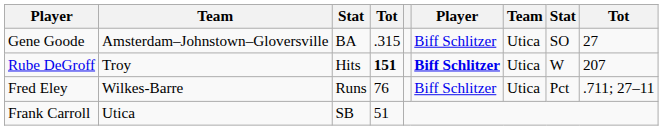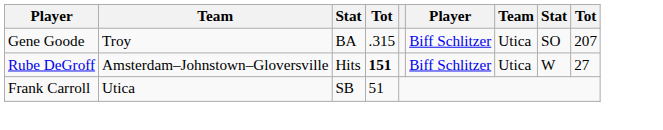(215, 40) Amsterdam–Johnstown–Gloversville -> (117, 40) Troy
(591, 40) 27 -> (586, 40) 207
(117, 64) Troy -> (215, 64) Amsterdam–Johnstown–Gloversville
(457, 64) bold -> (450, 64) normal
(594, 64) 207 -> (582, 64) 27
- row: (38, 88)
